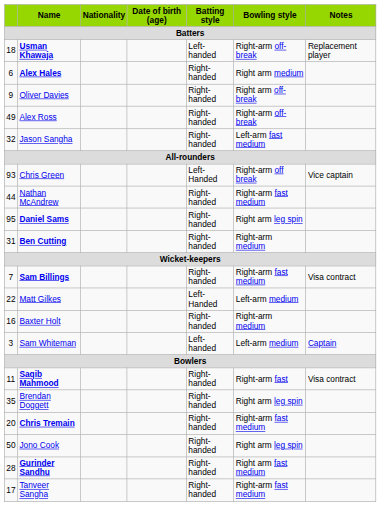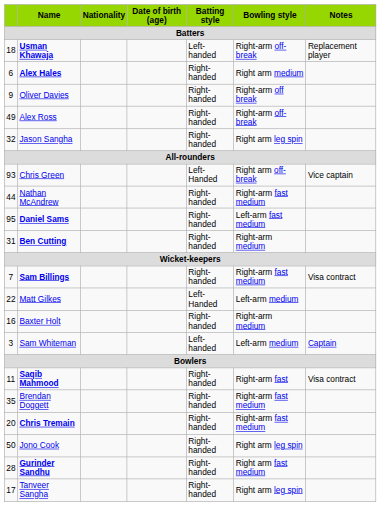(261, 95) Right arm off-break -> (260, 95) Right-arm off break
(259, 139) Left-arm fast medium -> (269, 139) Right arm leg spin
(260, 175) Right-arm off break -> (261, 175) Right arm off-break
(269, 219) Right arm leg spin -> (259, 219) Left-arm fast medium
(269, 401) Right arm leg spin -> (262, 401) Right-arm fast medium
(262, 490) Right-arm fast medium -> (269, 490) Right arm leg spin
